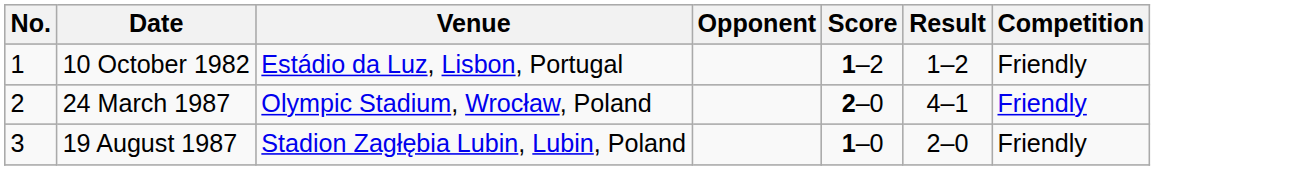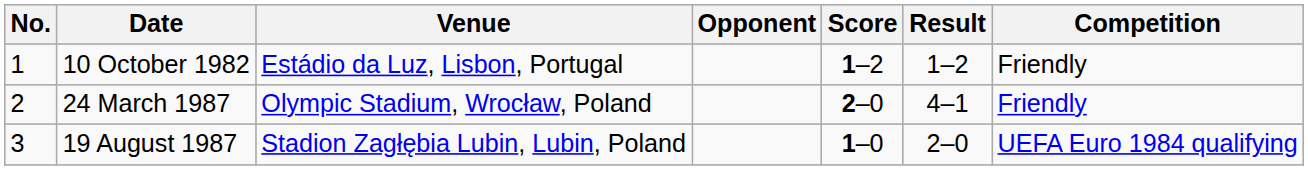(1042, 143) Friendly -> (1148, 143) UEFA Euro 1984 qualifying
